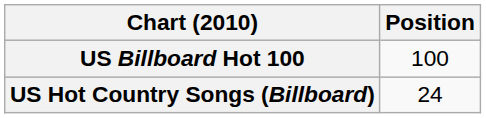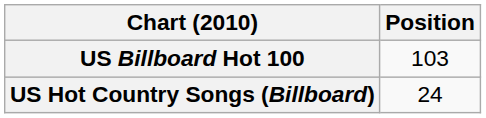(430, 58) 100 -> (430, 58) 103
